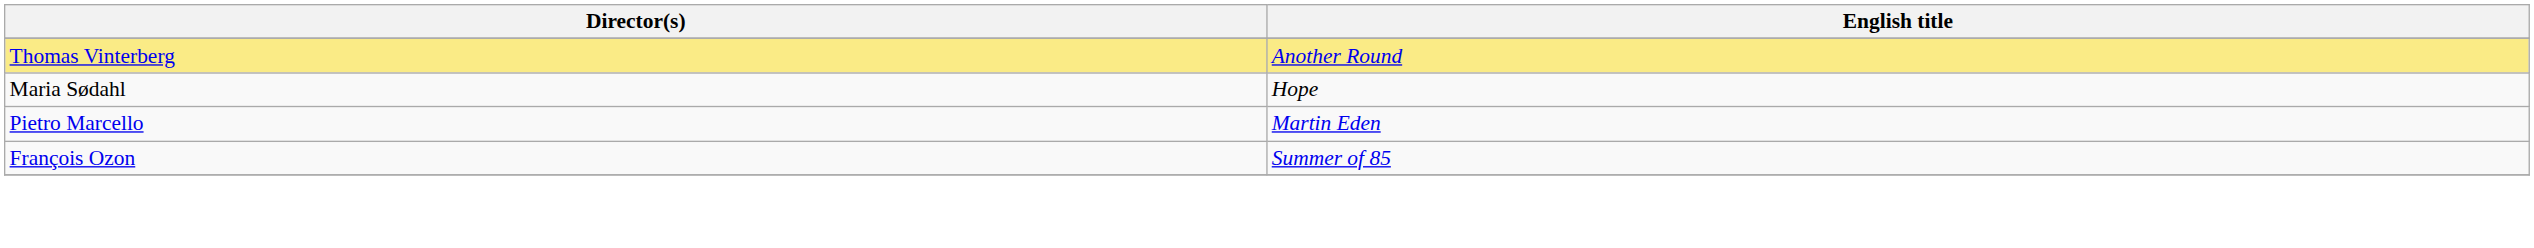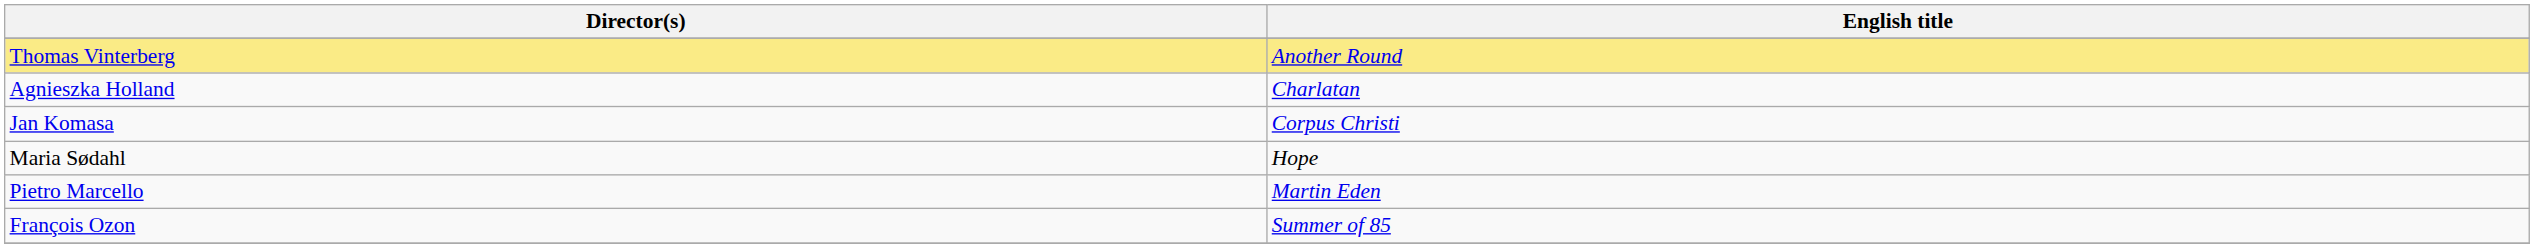+ row: (92, 89)
+ row: (62, 123)
